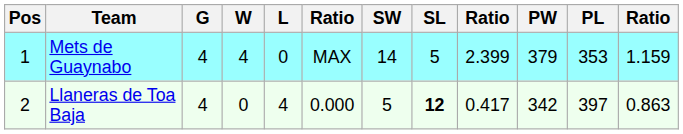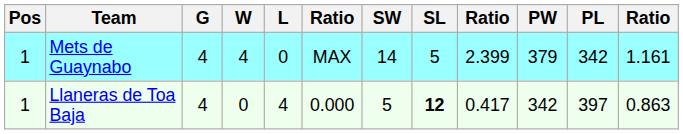(593, 56) 353 -> (593, 56) 342
(648, 56) 1.159 -> (648, 56) 1.161
(25, 104) 2 -> (25, 104) 1
